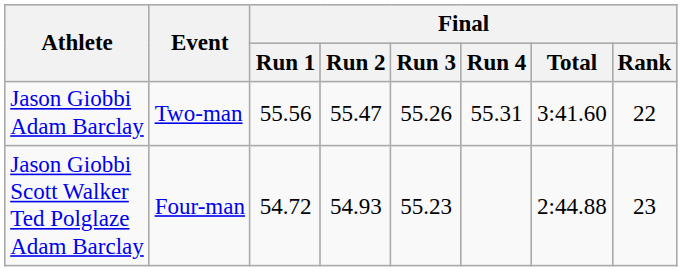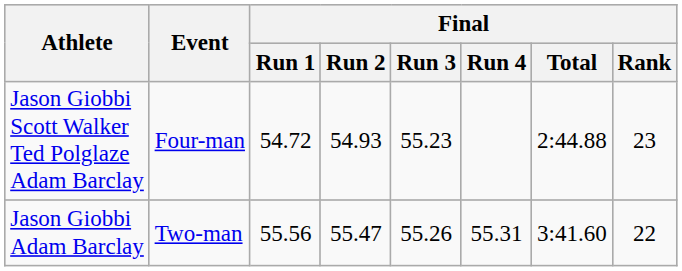rows swapped: (77, 113) <-> (77, 205)
